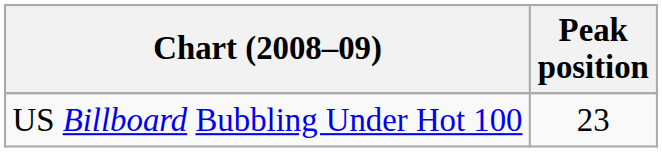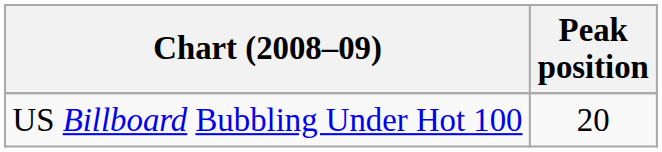(593, 119) 23 -> (593, 119) 20
